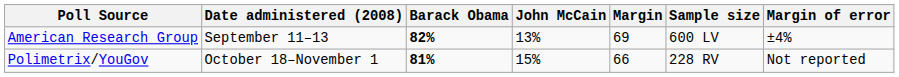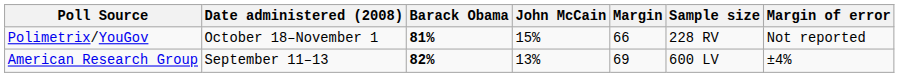rows swapped: (78, 61) <-> (103, 38)
